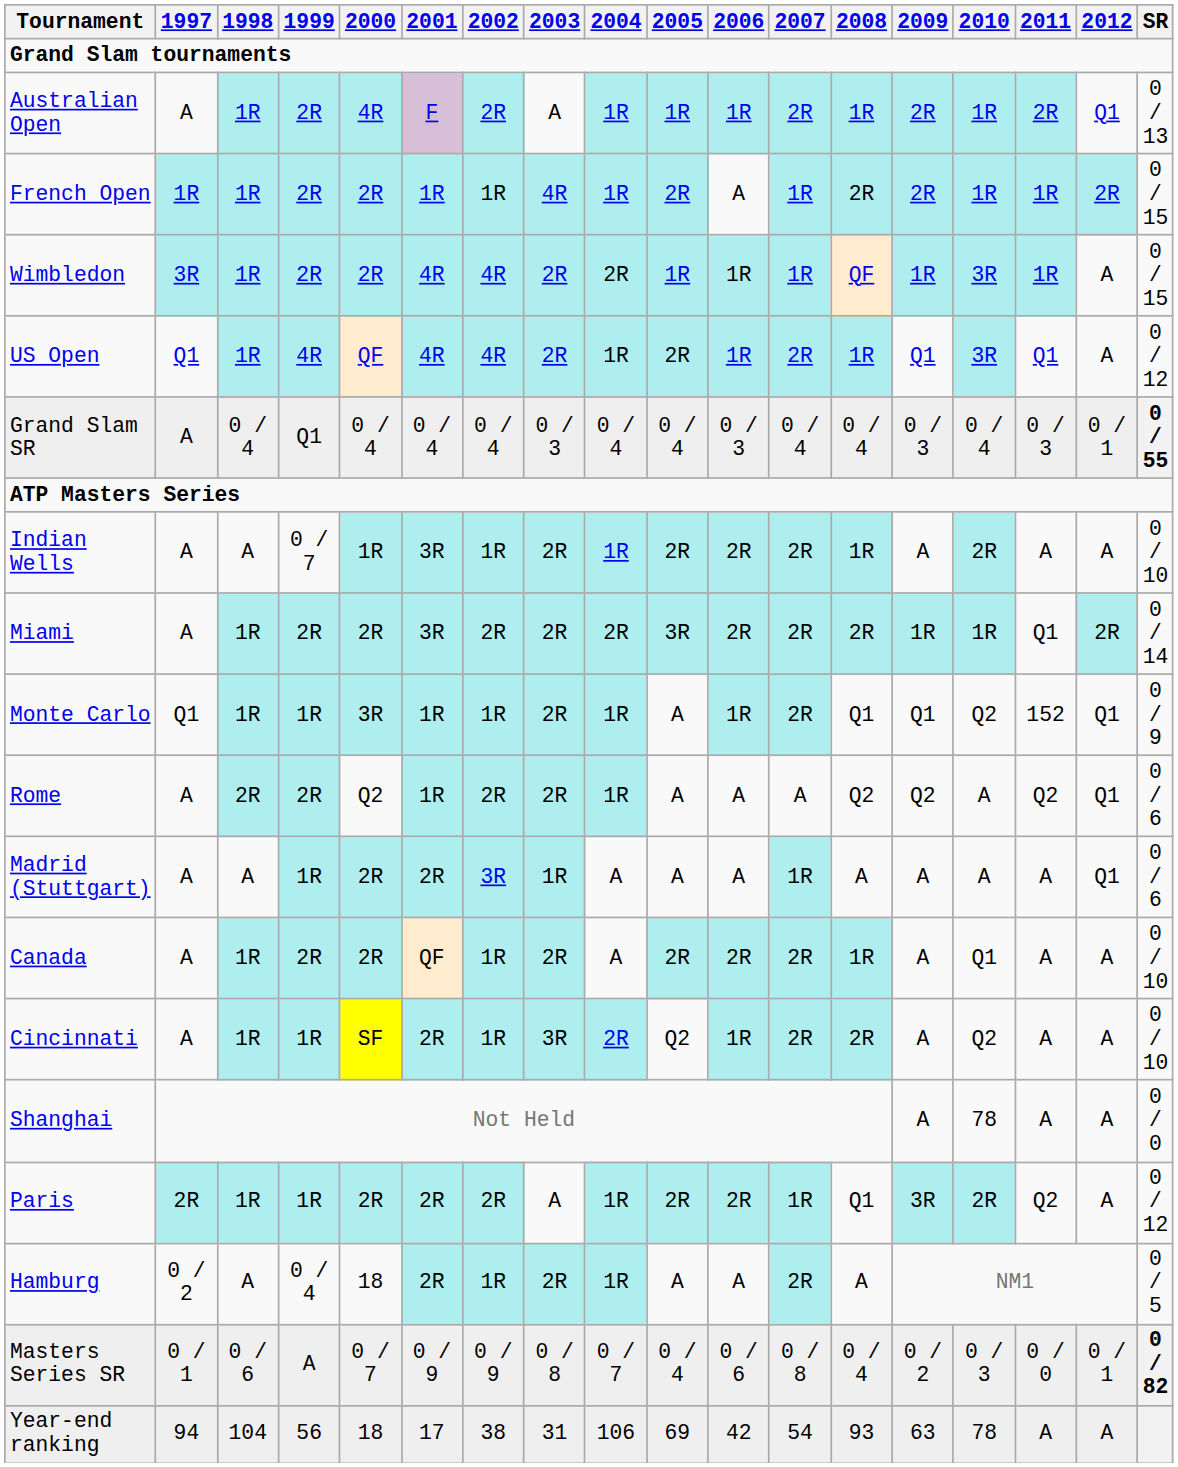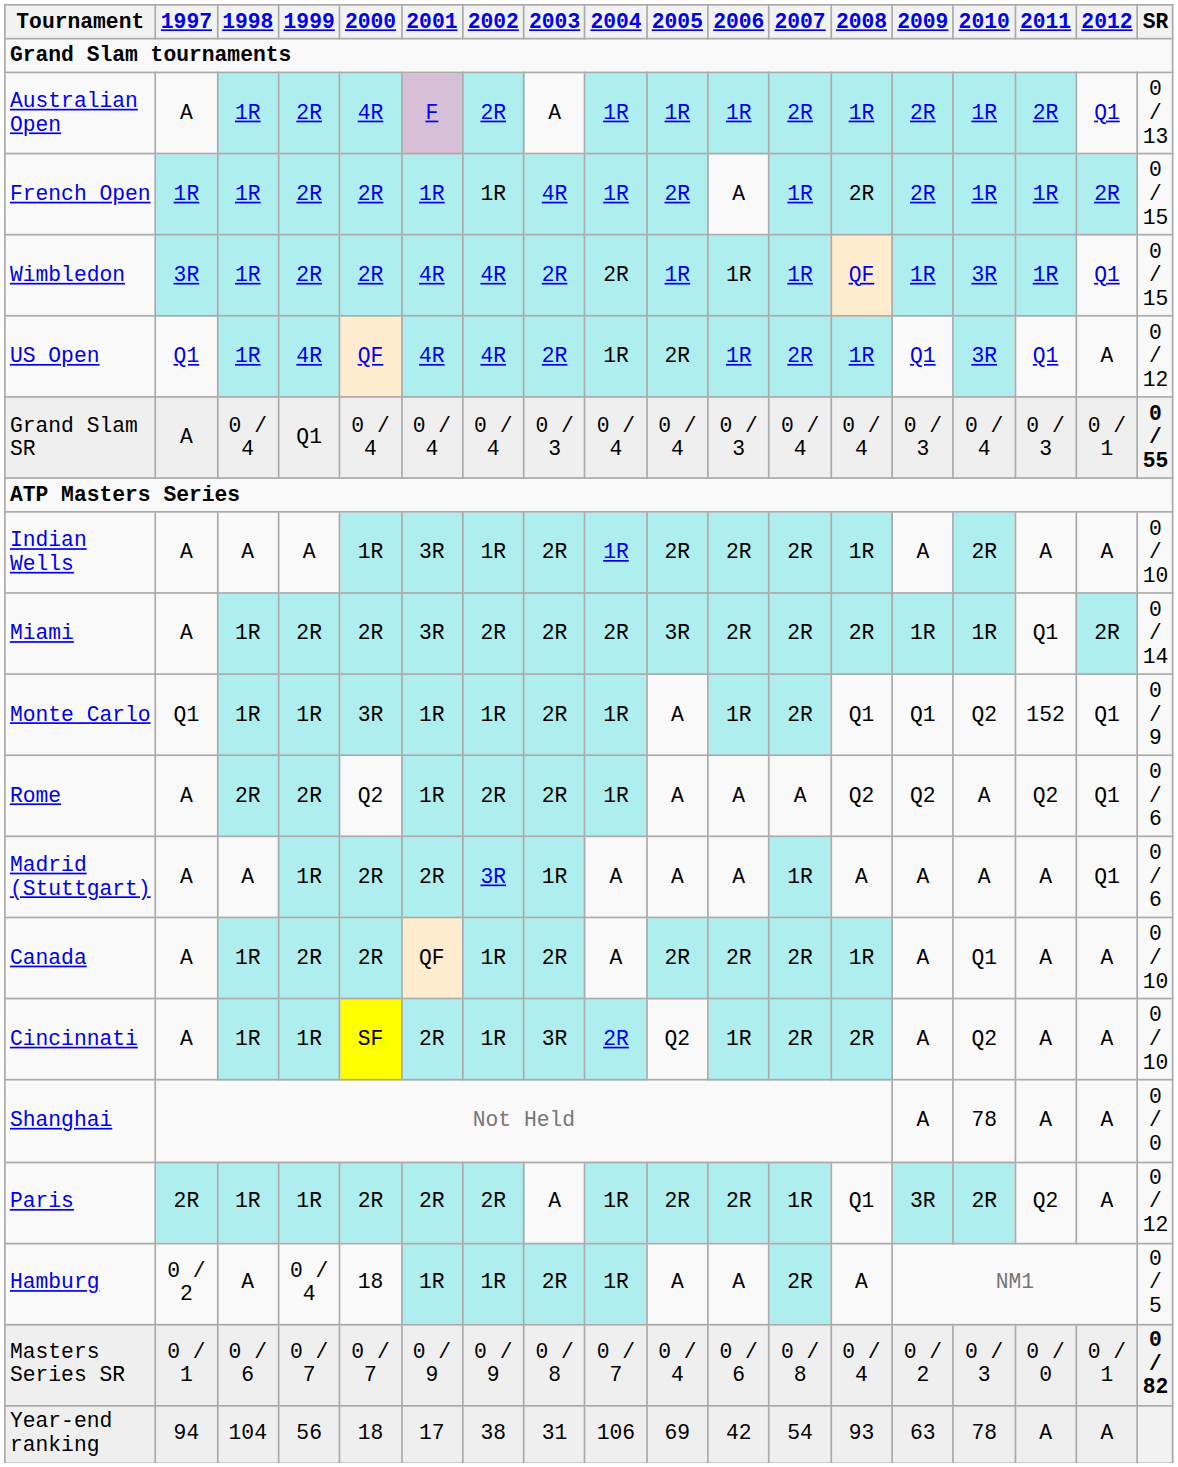(1107, 275) A -> (1107, 275) Q1
(309, 552) 0 / 7 -> (309, 552) A
(432, 1283) 2R -> (432, 1283) 1R
(309, 1364) A -> (309, 1364) 0 / 7
